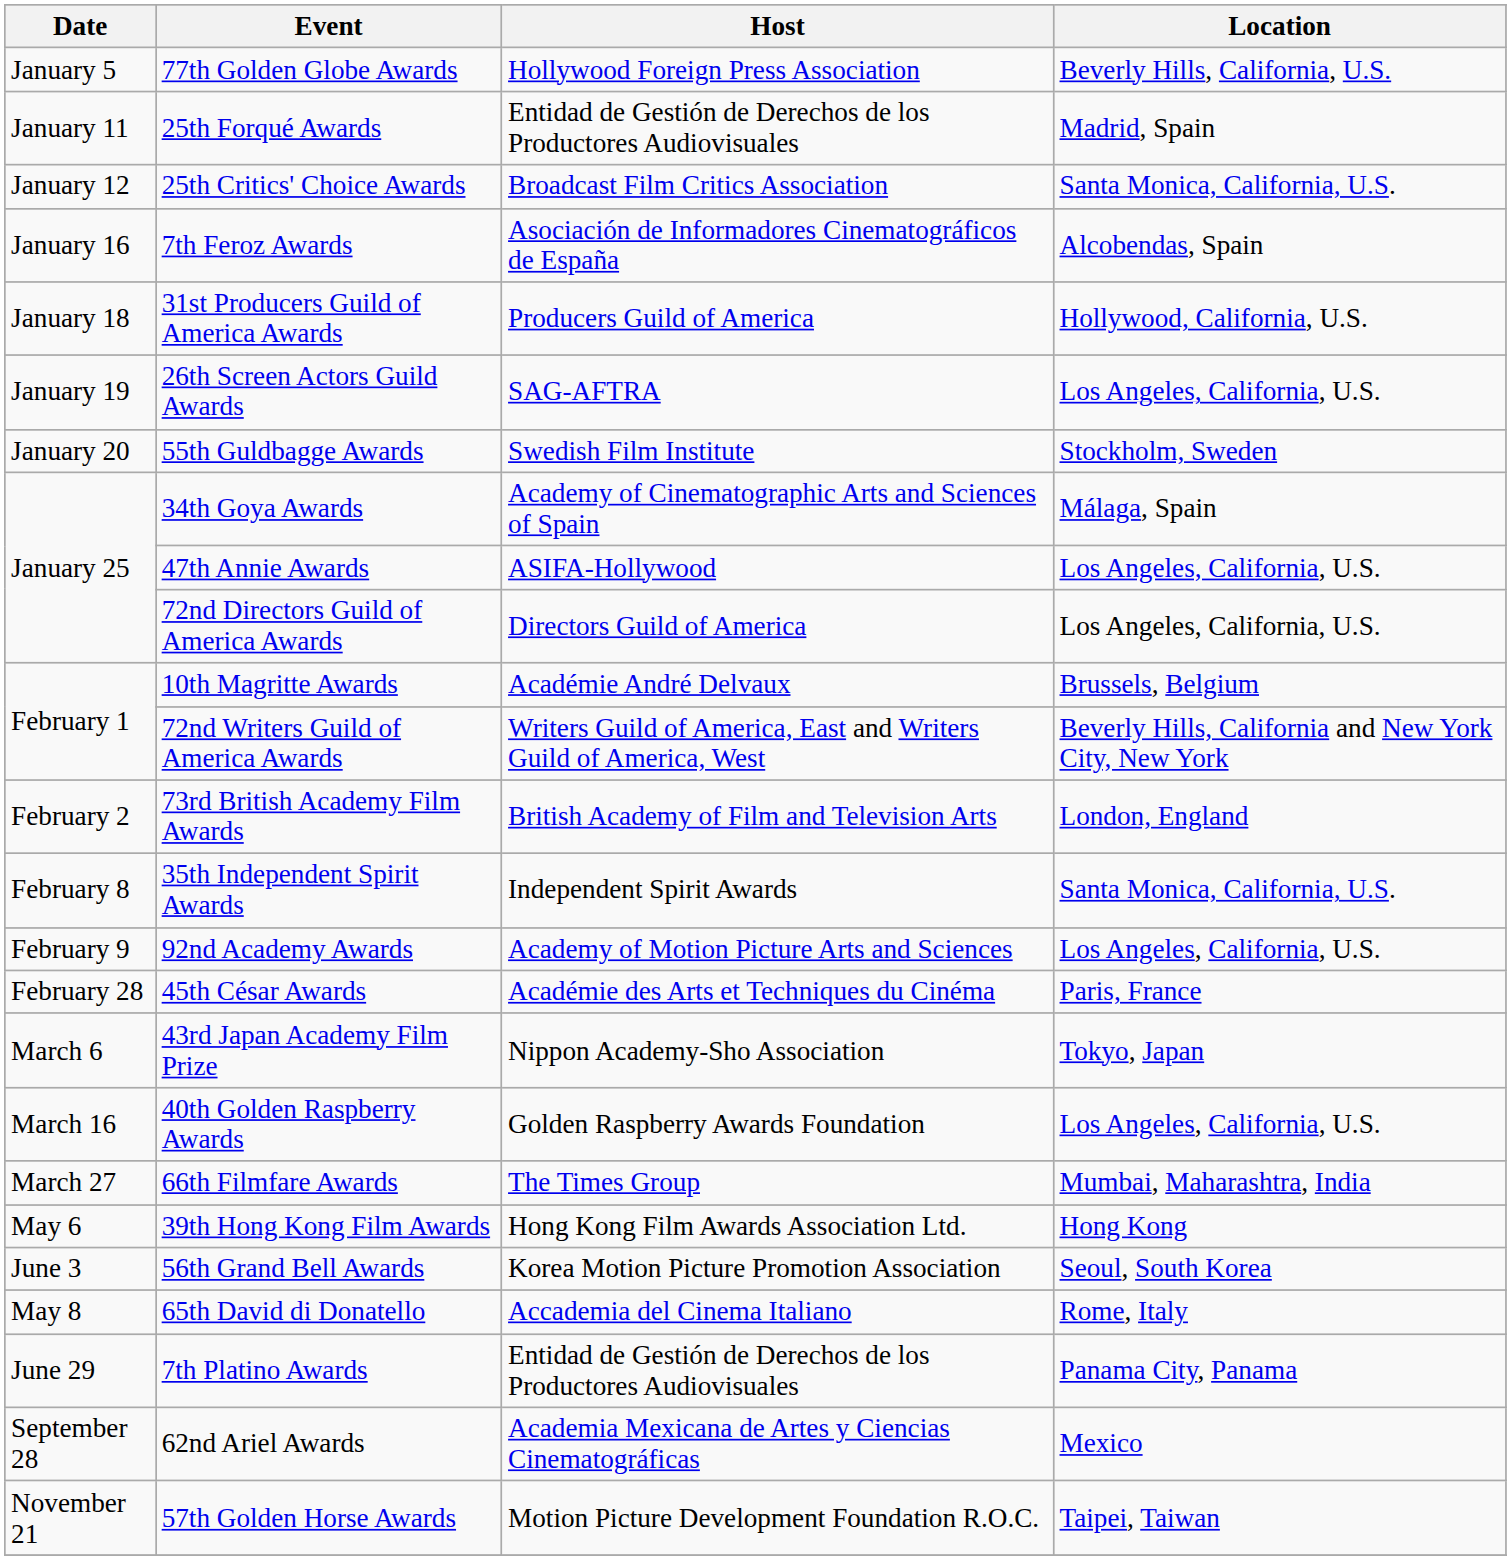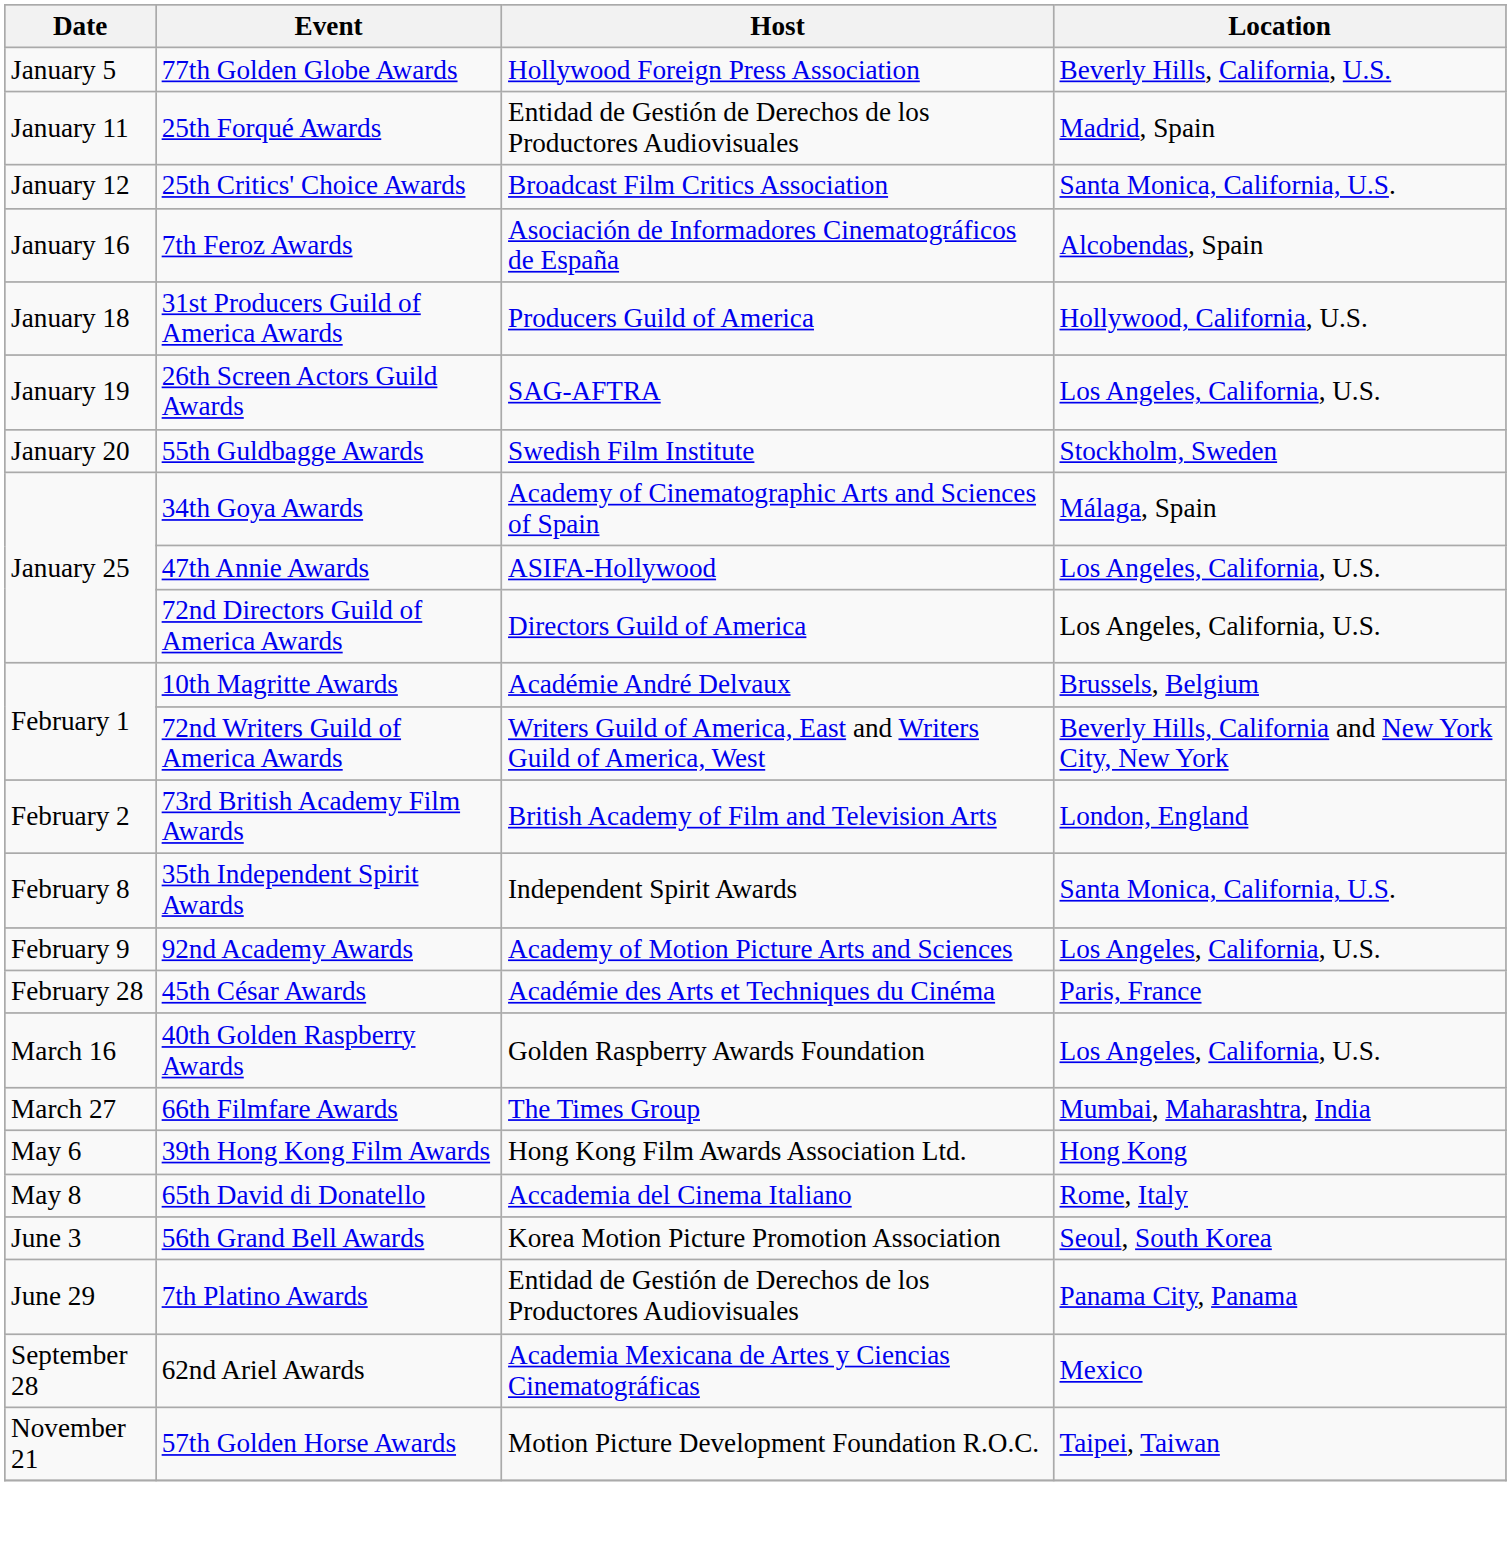- row: (305, 1050)
rows swapped: (293, 1311) <-> (293, 1268)
